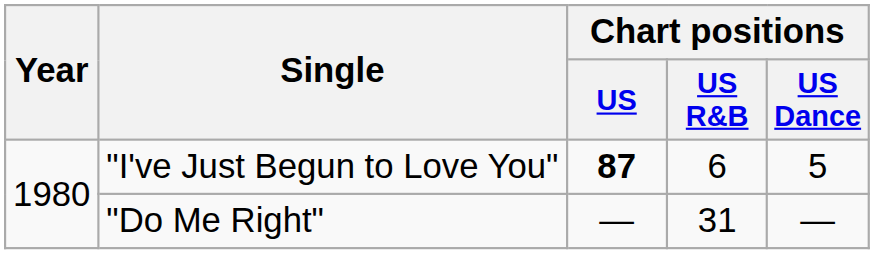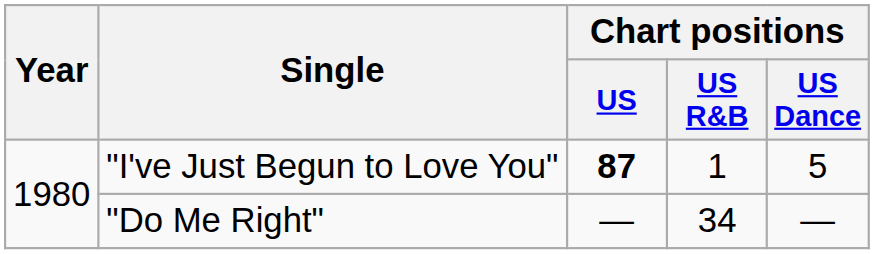(717, 165) 6 -> (717, 165) 1
(717, 220) 31 -> (717, 220) 34
